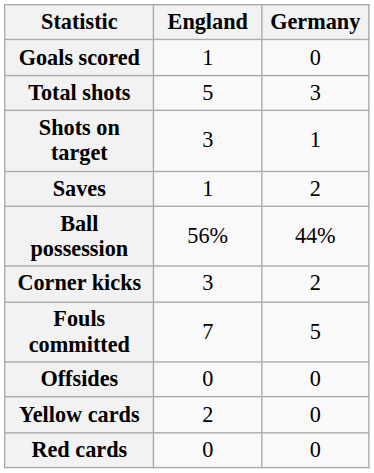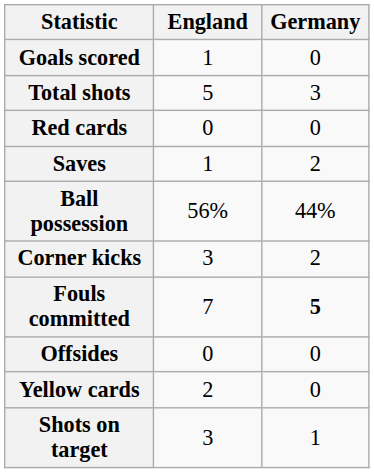rows swapped: (79, 140) <-> (79, 449)
(315, 331) normal -> (315, 306) bold
